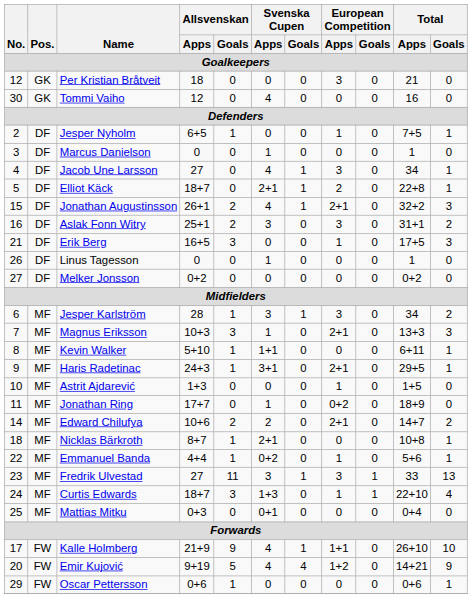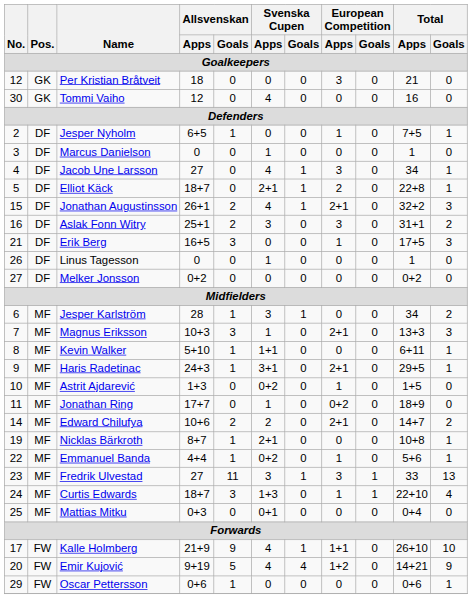(339, 314) 3 -> (339, 314) 0
(268, 386) 0 -> (268, 386) 0+2
(16, 440) 18 -> (16, 440) 19
